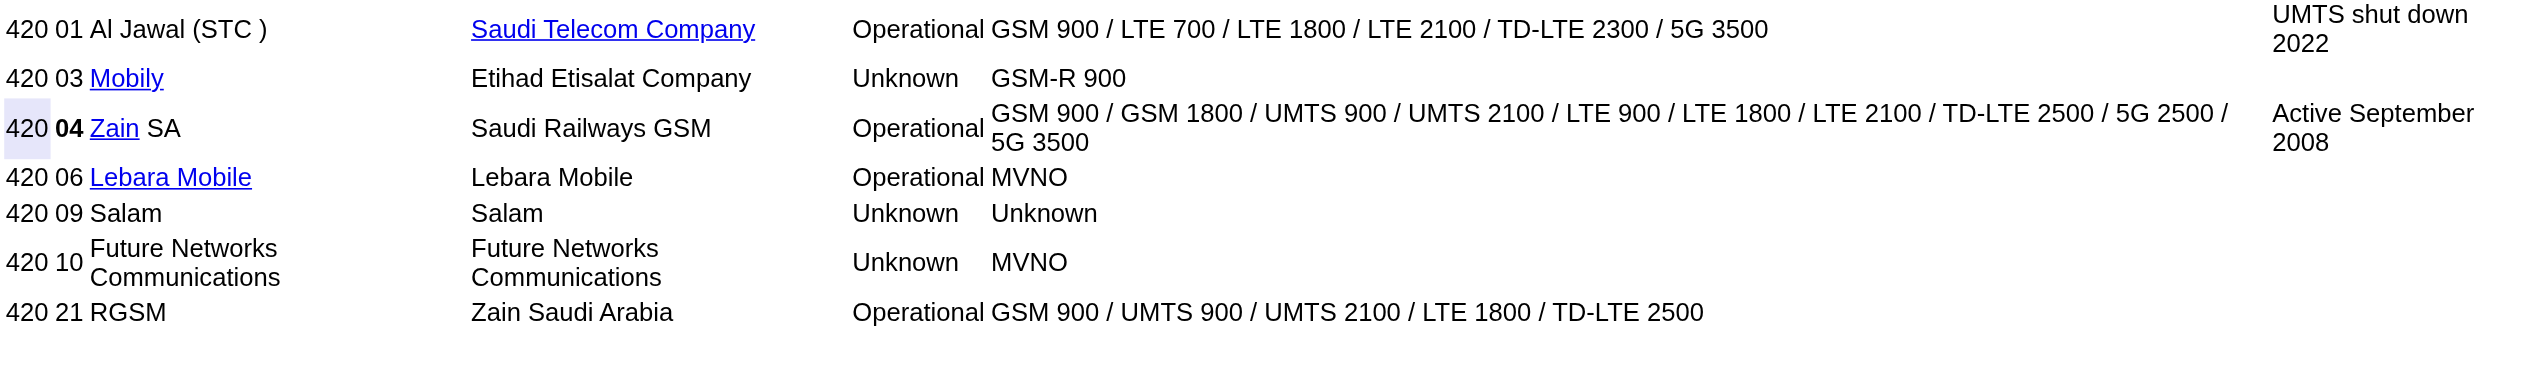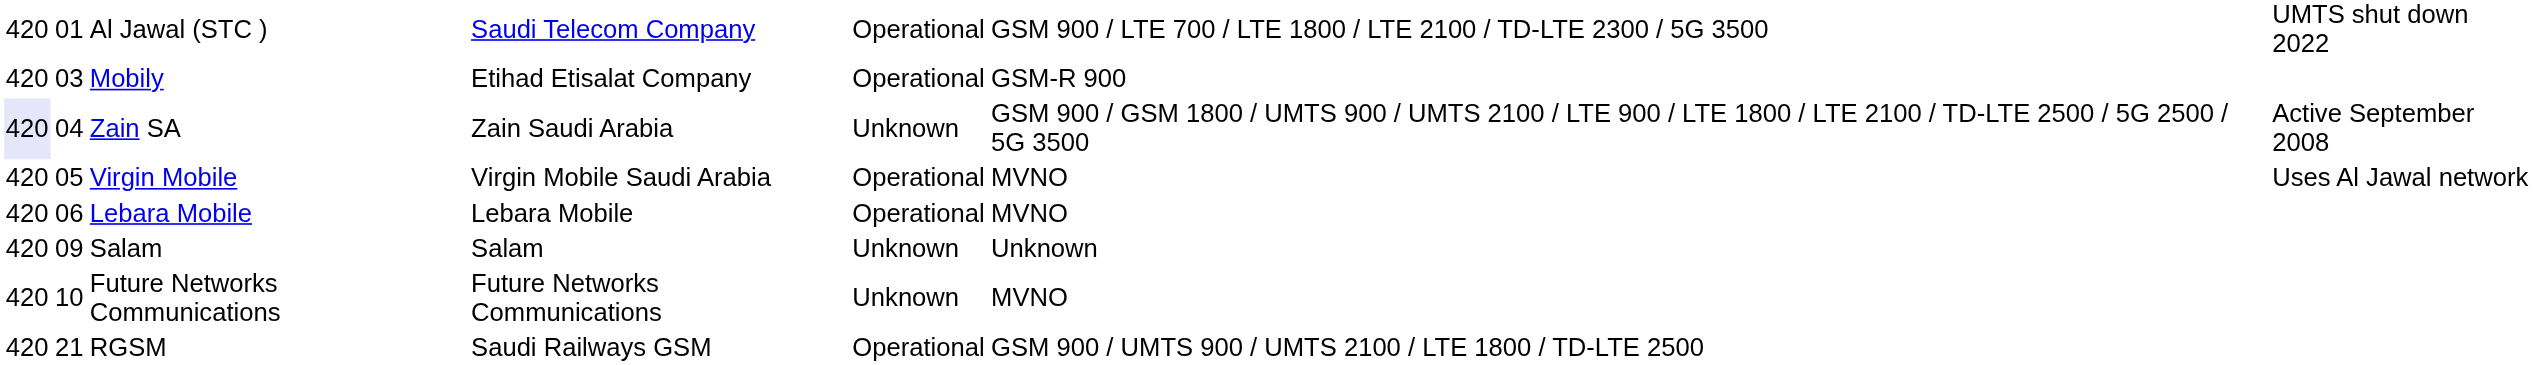(906, 78) Unknown -> (919, 78) Operational
(69, 128) bold -> (69, 128) normal
(591, 128) Saudi Railways GSM -> (572, 128) Zain Saudi Arabia
(919, 128) Operational -> (906, 128) Unknown
+ row: (164, 178)
(572, 312) Zain Saudi Arabia -> (591, 347) Saudi Railways GSM
